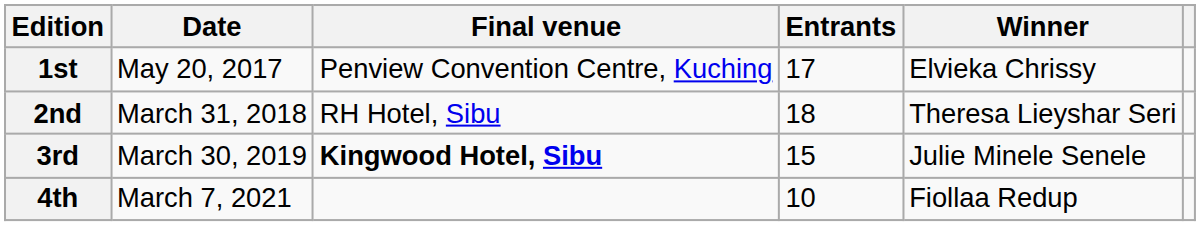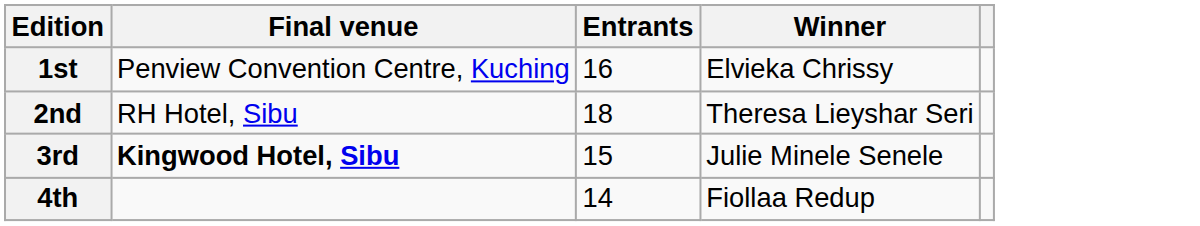- column: (212, 26)
(801, 69) 17 -> (598, 69) 16
(801, 199) 10 -> (598, 199) 14
